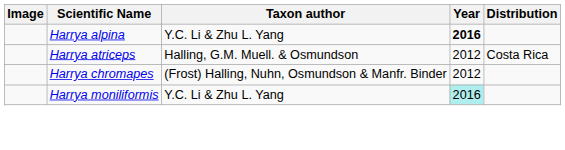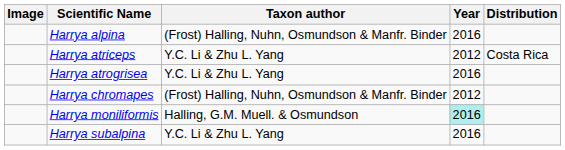(224, 34) Y.C. Li & Zhu L. Yang -> (306, 34) (Frost) Halling, Nuhn, Osmundson & Manfr. Binder
(467, 34) bold -> (467, 34) normal
(261, 54) Halling, G.M. Muell. & Osmundson -> (224, 54) Y.C. Li & Zhu L. Yang
+ row: (98, 74)
(224, 94) Y.C. Li & Zhu L. Yang -> (261, 114) Halling, G.M. Muell. & Osmundson
+ row: (97, 134)
